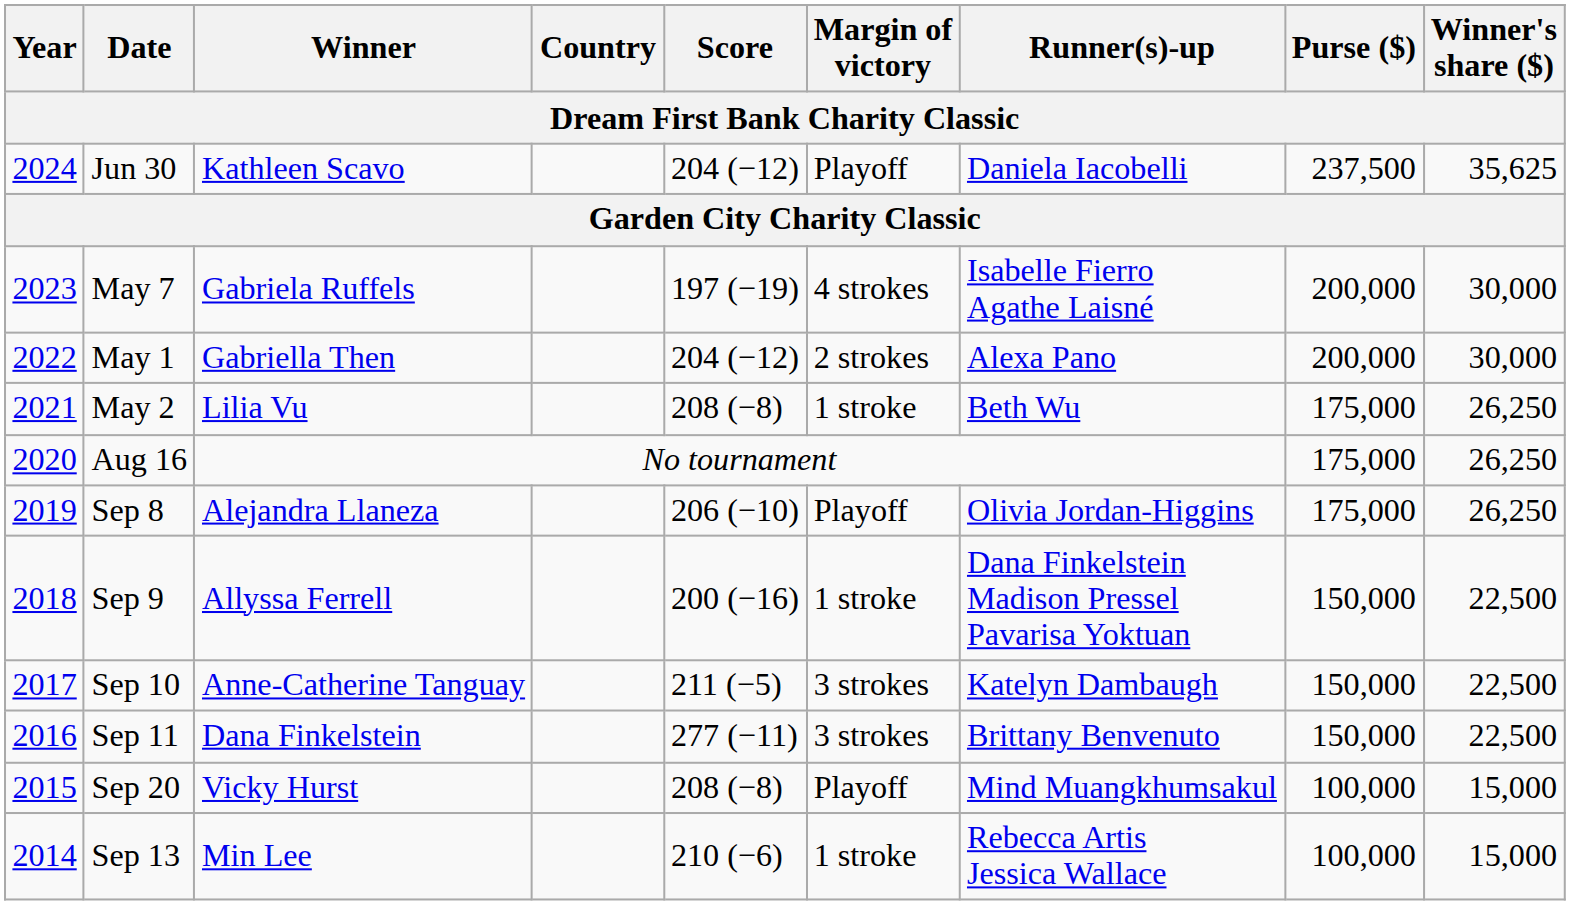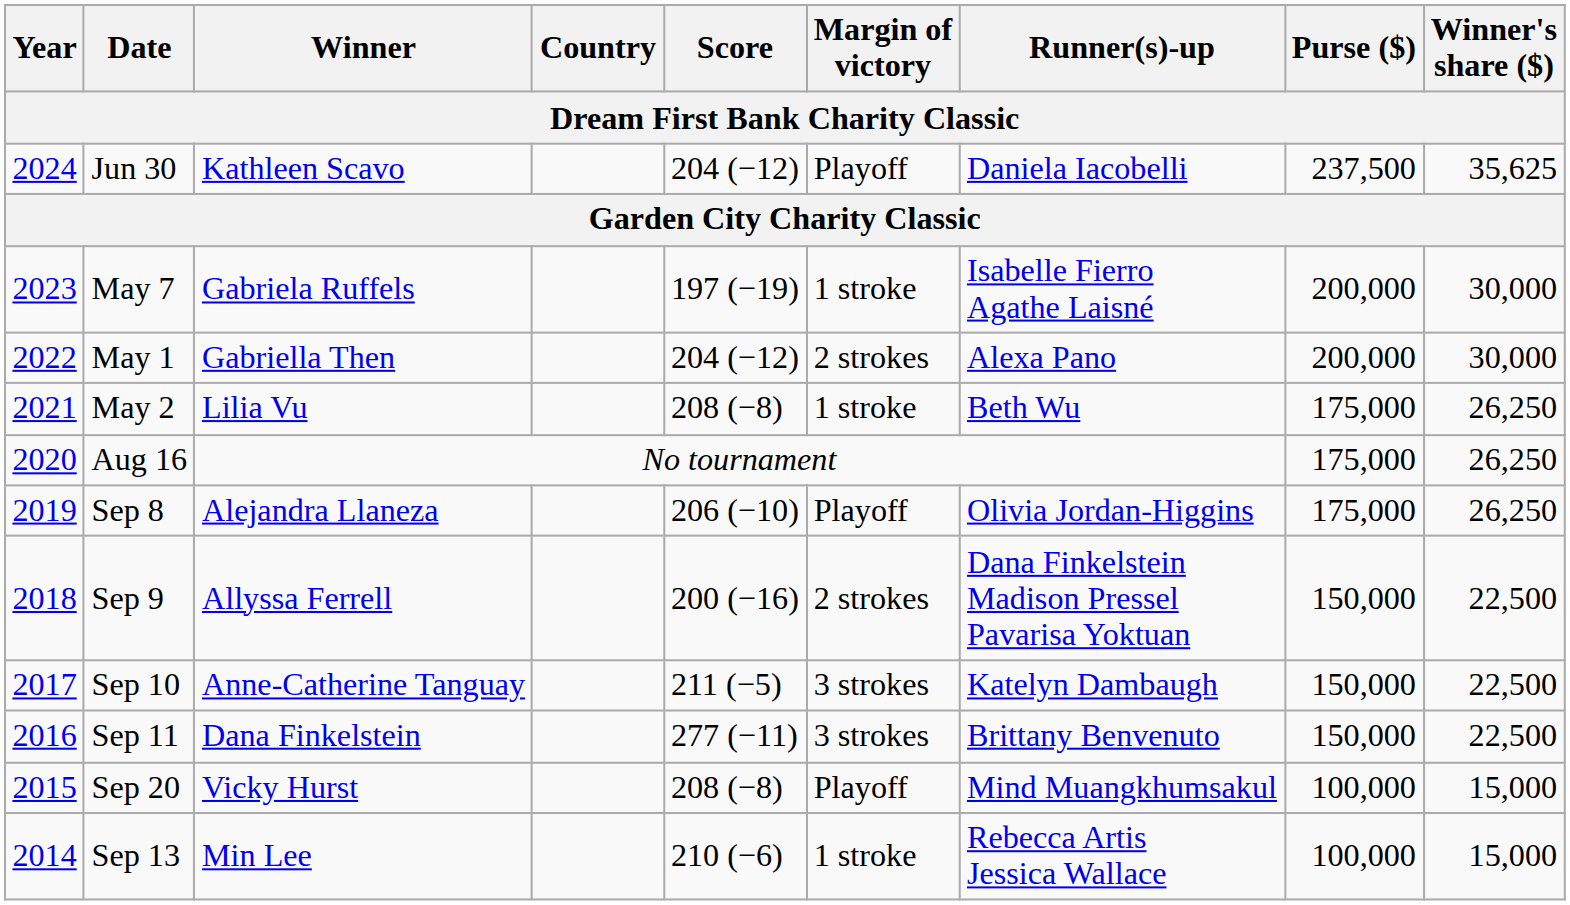(871, 288) 4 strokes -> (865, 288) 1 stroke
(865, 597) 1 stroke -> (871, 597) 2 strokes
